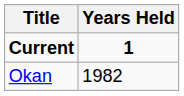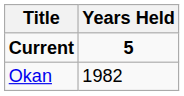(129, 47) 1 -> (129, 47) 5
